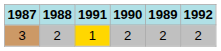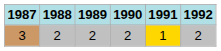columns swapped: (163, 14) <-> (92, 14)
